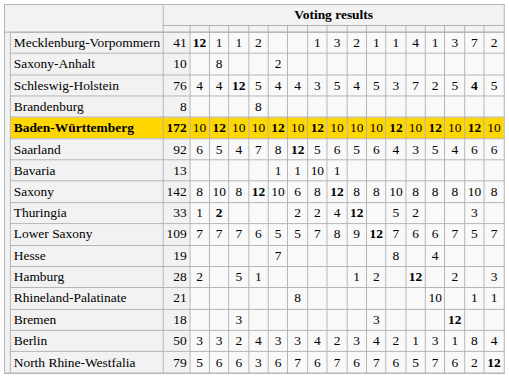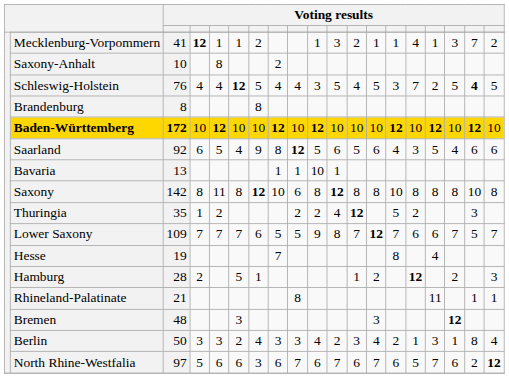(258, 149) 7 -> (258, 149) 9
(219, 191) 10 -> (219, 191) 11
(180, 213) 33 -> (180, 213) 35
(219, 213) bold -> (219, 213) normal
(317, 234) 7 -> (317, 234) 9
(357, 234) 9 -> (357, 234) 7
(435, 298) 10 -> (435, 298) 11
(180, 319) 18 -> (180, 319) 48
(180, 362) 79 -> (180, 362) 97
